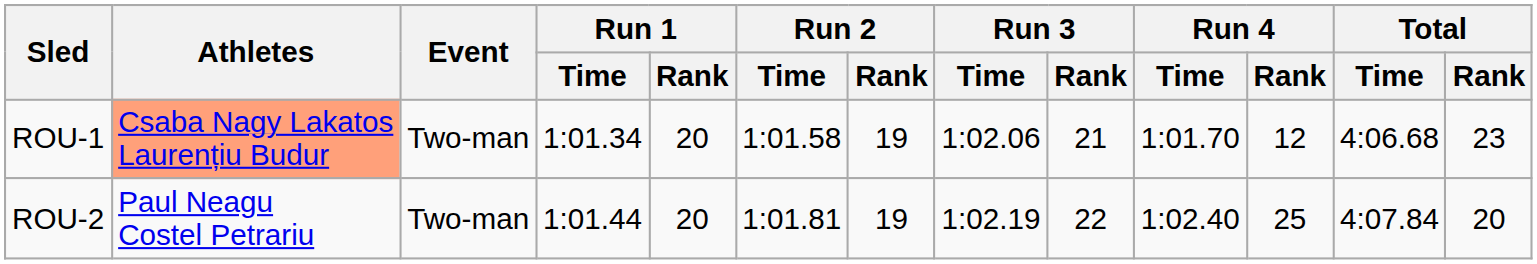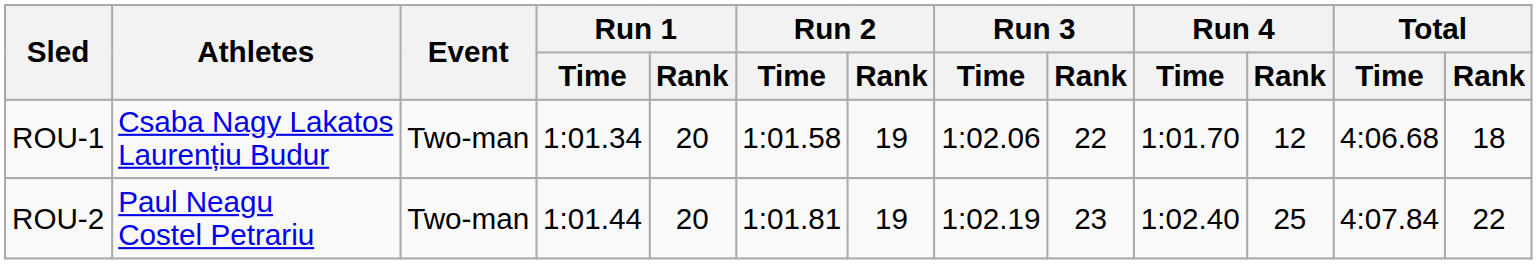(256, 139) lightsalmon background -> (256, 139) no background
(1091, 139) 21 -> (1091, 139) 22
(1489, 139) 23 -> (1489, 139) 18
(1091, 219) 22 -> (1091, 219) 23
(1489, 219) 20 -> (1489, 219) 22
